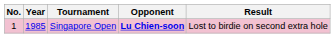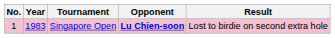(35, 26) 1985 -> (35, 26) 1983
